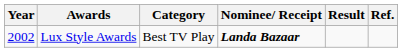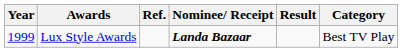columns swapped: (179, 15) <-> (383, 15)
(21, 36) 2002 -> (21, 36) 1999
